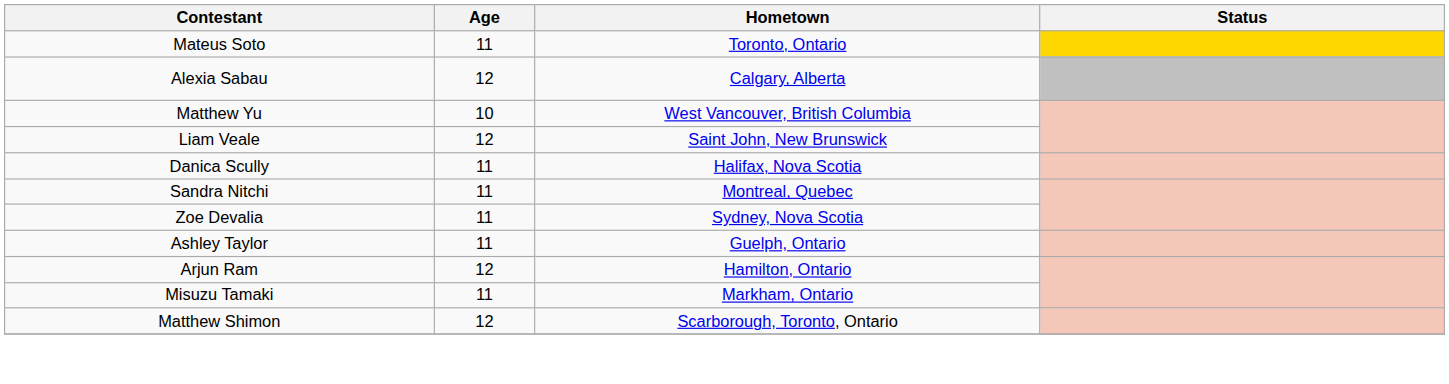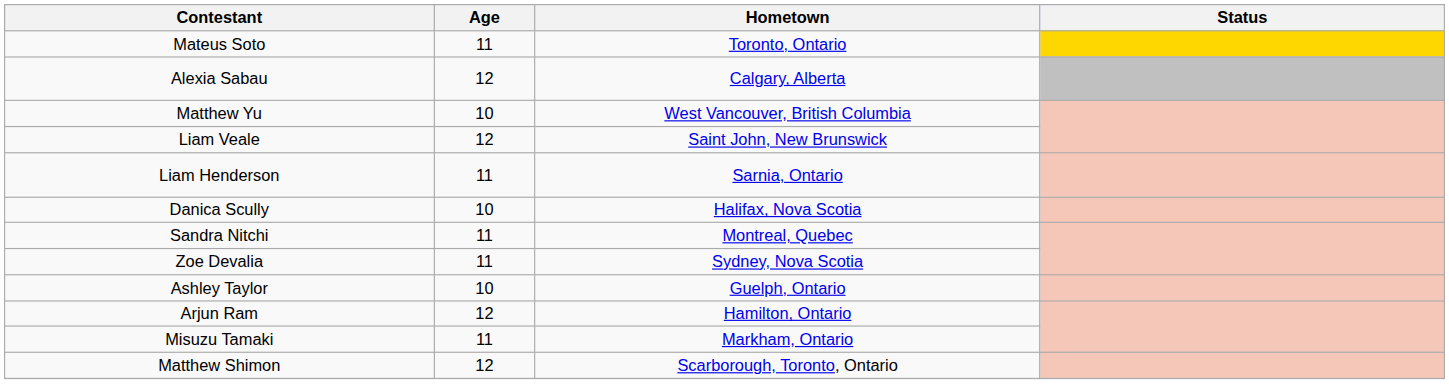+ row: (219, 175)
(484, 166) 11 -> (484, 210) 10
(484, 244) 11 -> (484, 288) 10
